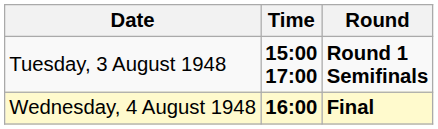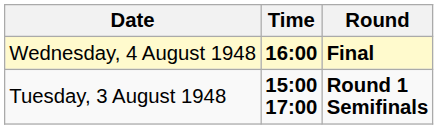rows swapped: (118, 64) <-> (133, 107)
